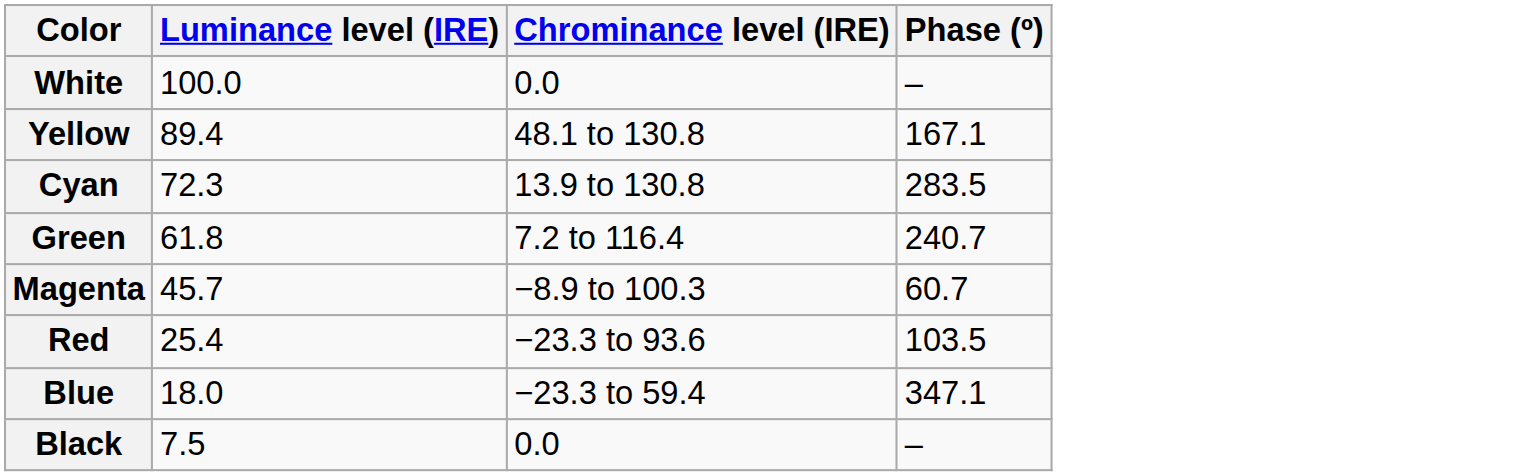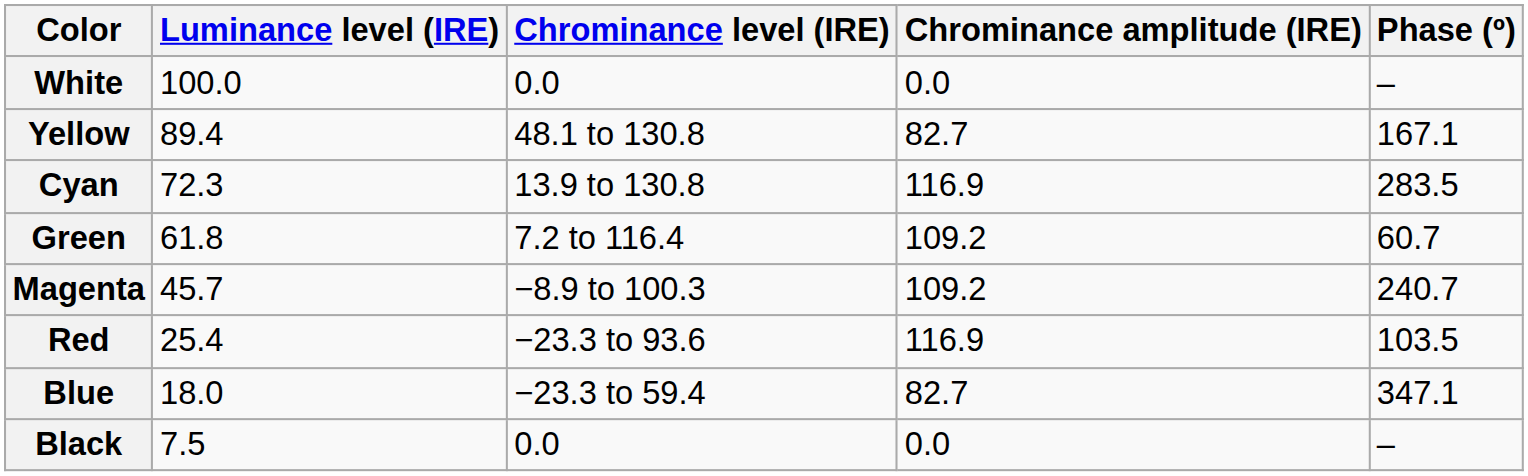+ column: (1133, 30)
(946, 237) 240.7 -> (1409, 237) 60.7
(937, 289) 60.7 -> (1418, 289) 240.7
